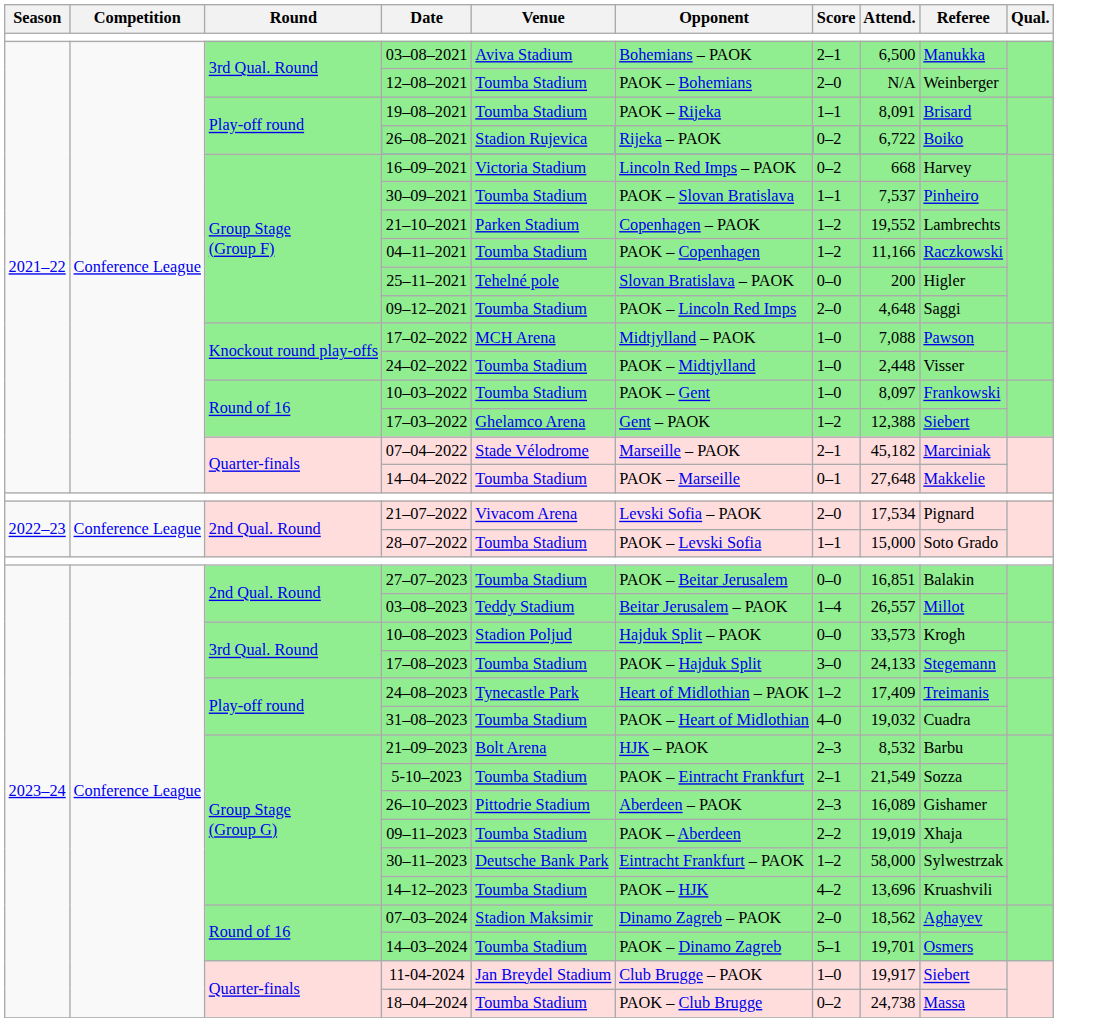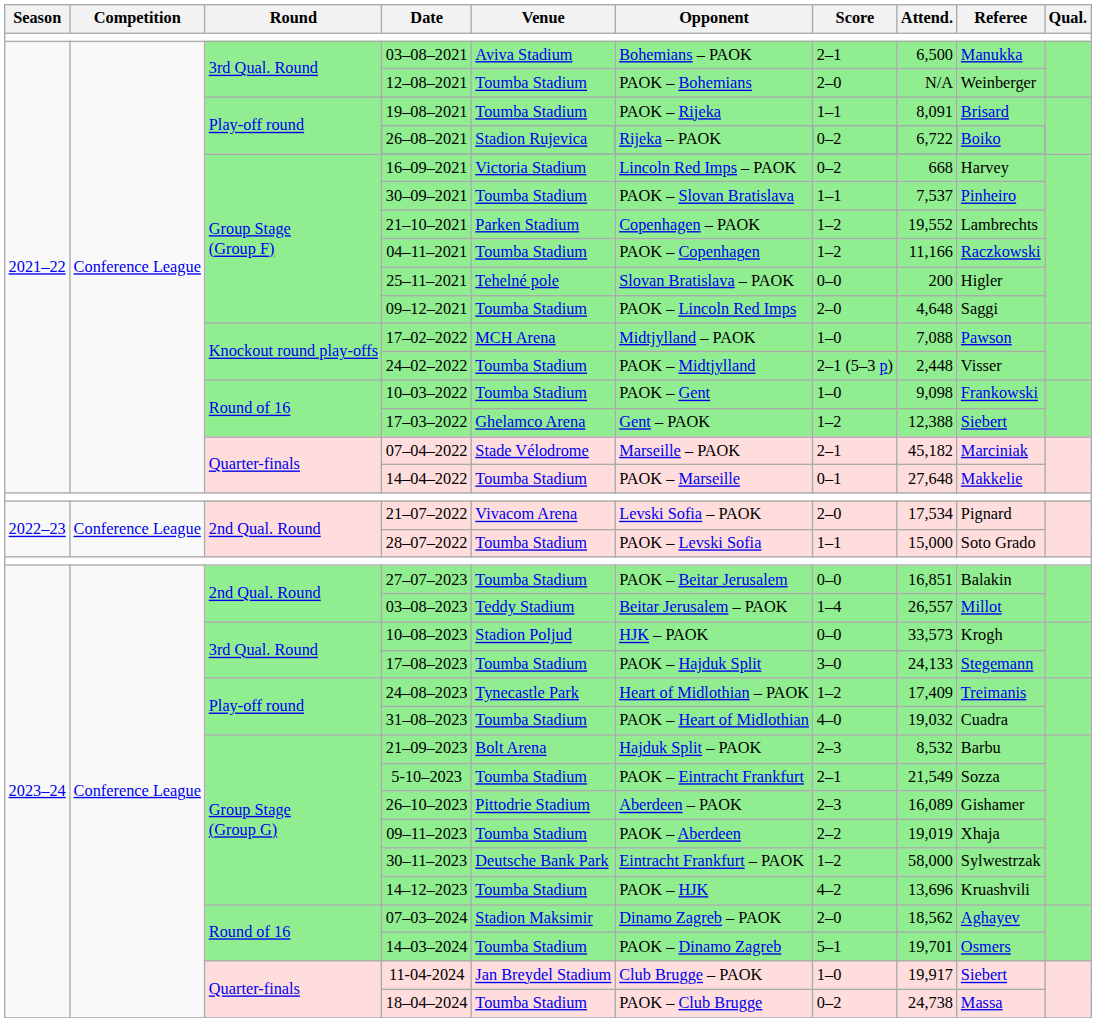(829, 365) 1–0 -> (855, 365) 2–1 (5–3 p)
(897, 393) 8,097 -> (935, 393) 9,098
(690, 635) Hajduk Split – PAOK -> (664, 635) HJK – PAOK
(664, 748) HJK – PAOK -> (690, 748) Hajduk Split – PAOK
